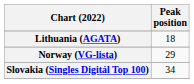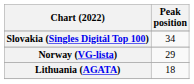rows swapped: (78, 39) <-> (78, 70)
